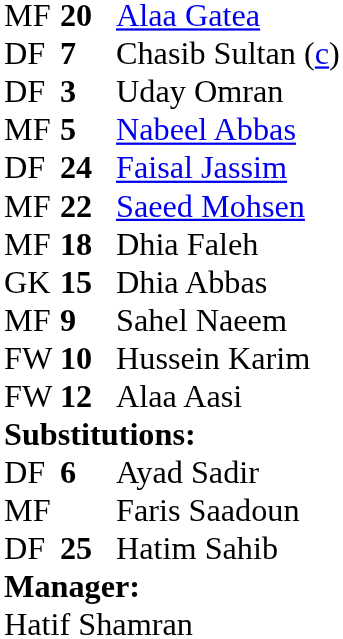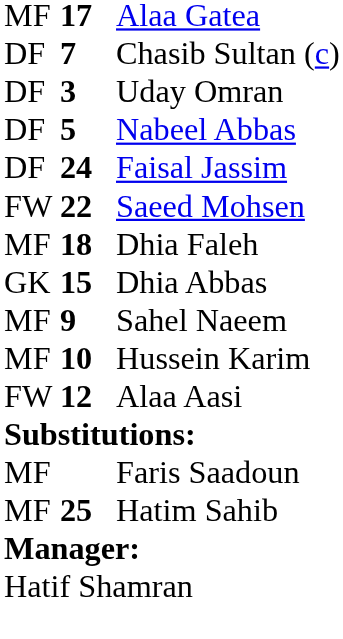(76, 15) 20 -> (76, 15) 17
(27, 129) MF -> (25, 129) DF
(27, 205) MF -> (28, 205) FW
(28, 358) FW -> (27, 358) MF
- row: (187, 472)
(25, 548) DF -> (27, 510) MF
